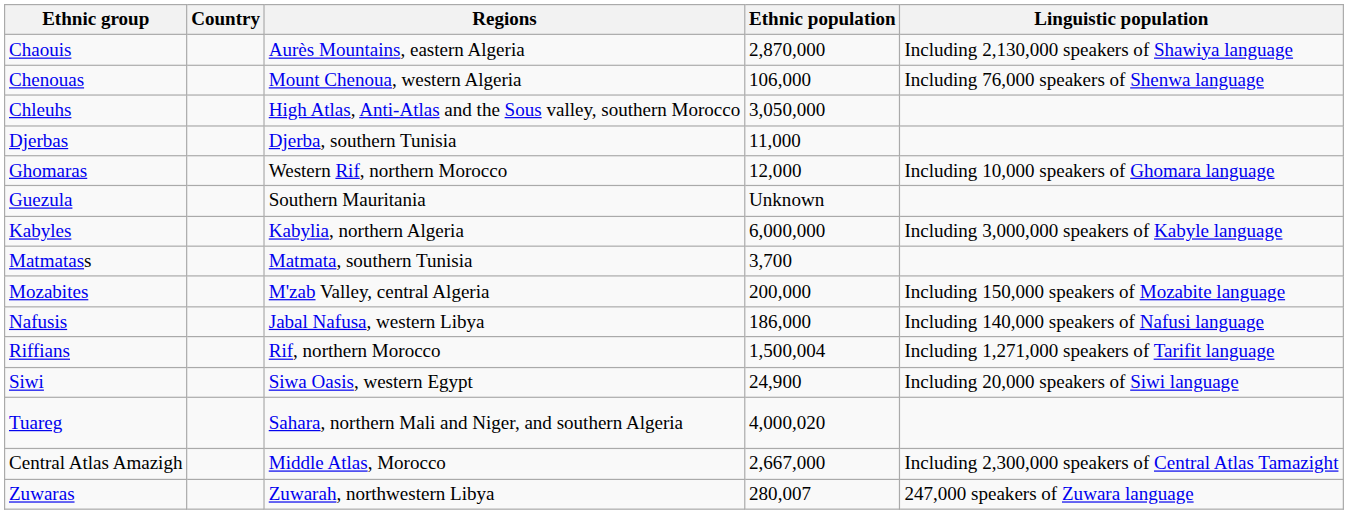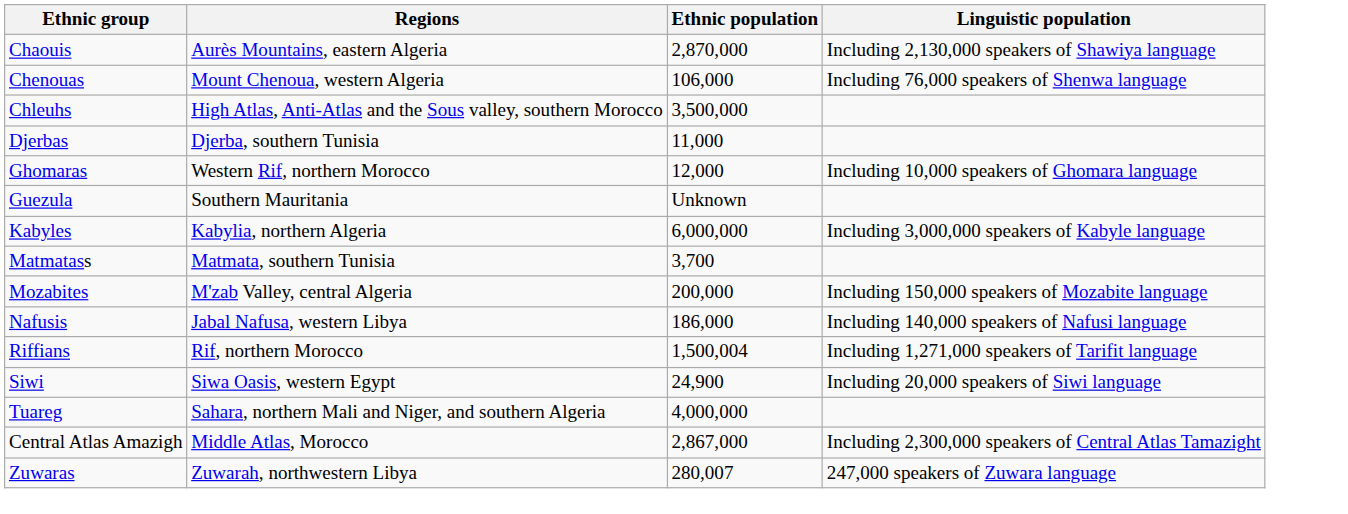- column: (226, 19)
(787, 110) 3,050,000 -> (710, 110) 3,500,000
(787, 422) 4,000,020 -> (710, 412) 4,000,000
(787, 463) 2,667,000 -> (710, 442) 2,867,000
